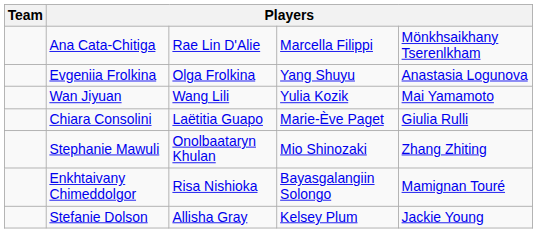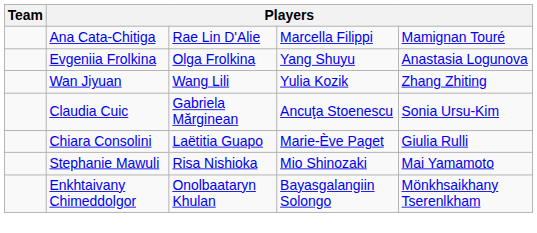(450, 45) Mönkhsaikhany Tserenlkham -> (453, 37) Mamignan Touré
(448, 97) Mai Yamamoto -> (444, 81) Zhang Zhiting
+ row: (89, 111)
(214, 149) Onolbaataryn Khulan -> (215, 163) Risa Nishioka
(444, 149) Zhang Zhiting -> (448, 163) Mai Yamamoto
(215, 187) Risa Nishioka -> (214, 193) Onolbaataryn Khulan
(453, 187) Mamignan Touré -> (450, 193) Mönkhsaikhany Tserenlkham
- row: (99, 217)
